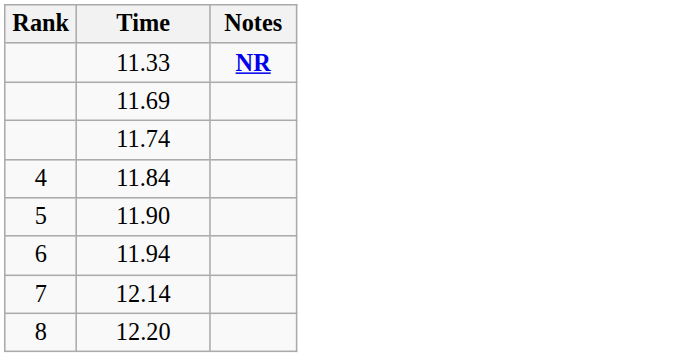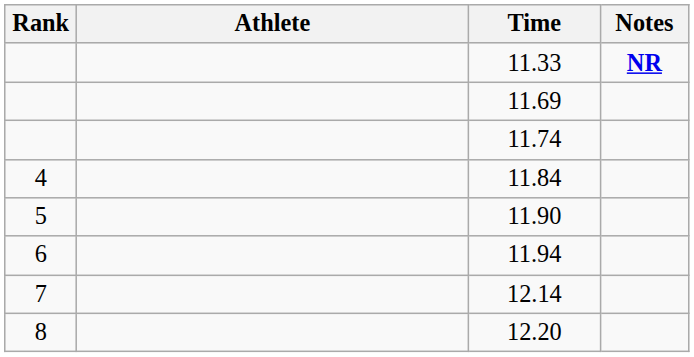+ column: (272, 23)
